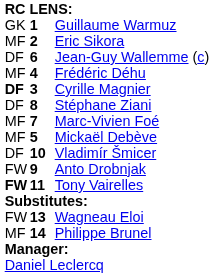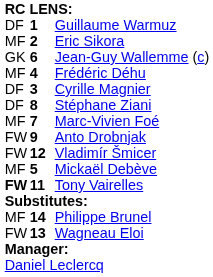(15, 25) GK -> (14, 25) DF
(14, 57) DF -> (15, 57) GK
(14, 89) bold -> (14, 89) normal
rows swapped: (106, 137) <-> (100, 169)
(14, 153) DF -> (16, 153) FW
(38, 153) 10 -> (38, 153) 12
rows swapped: (99, 217) <-> (103, 233)
